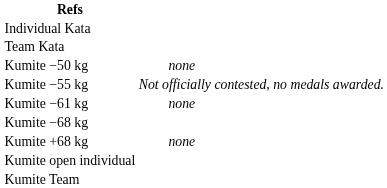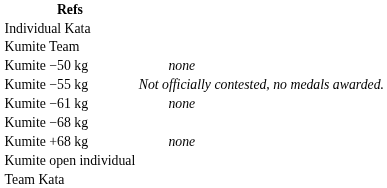rows swapped: (34, 47) <-> (42, 179)
